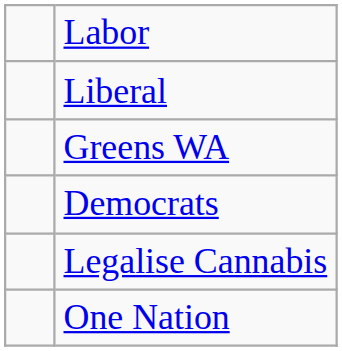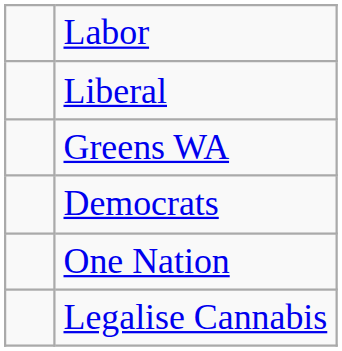rows swapped: (147, 317) <-> (195, 260)
